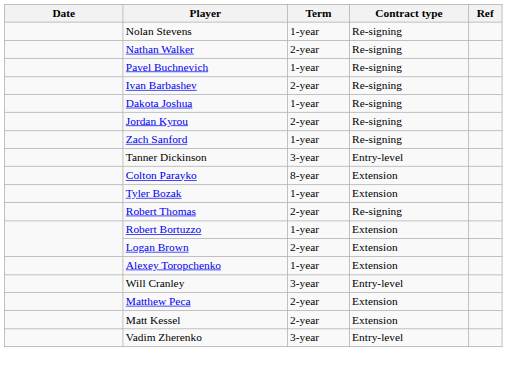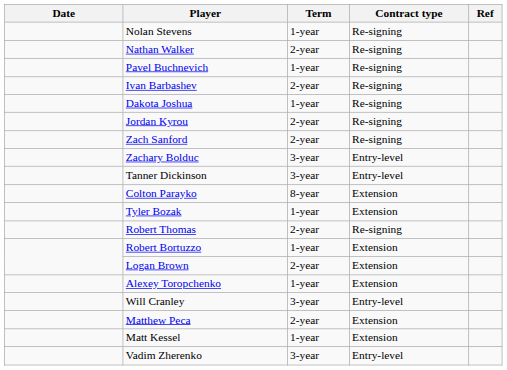(305, 139) 1-year -> (305, 139) 2-year
+ row: (162, 157)
(305, 319) 2-year -> (305, 337) 1-year
